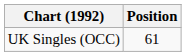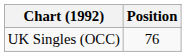(152, 39) 61 -> (152, 39) 76
